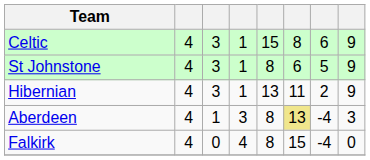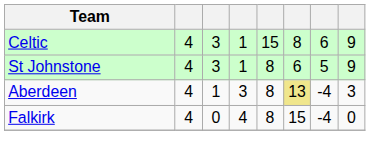- row: (42, 92)
